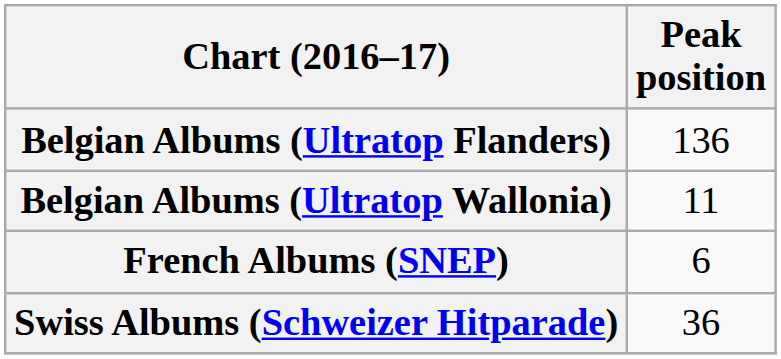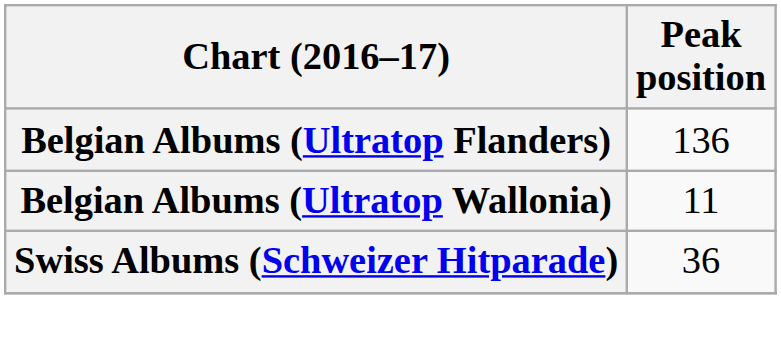- row: (316, 260)
